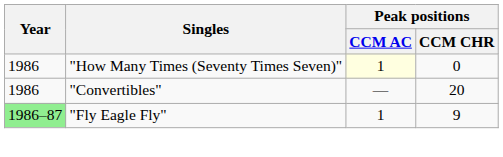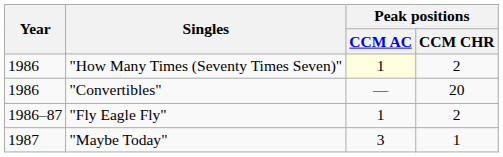(457, 66) 0 -> (457, 66) 2
(35, 115) lightgreen background -> (35, 115) no background
(457, 115) 9 -> (457, 115) 2
+ row: (119, 139)
